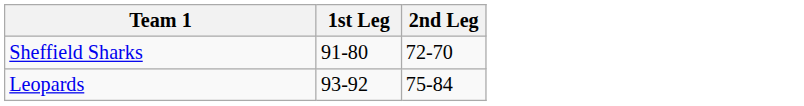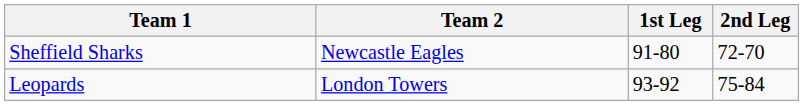+ column: (472, 20)
